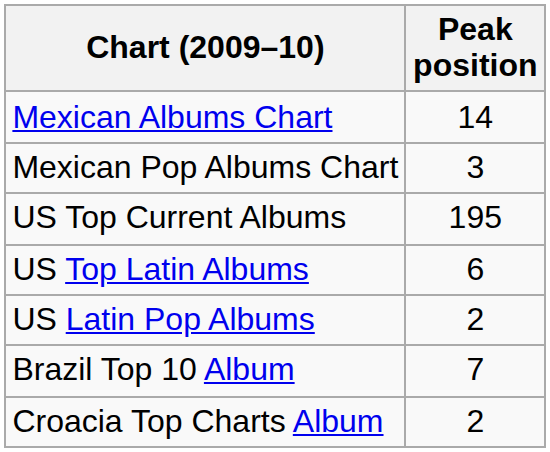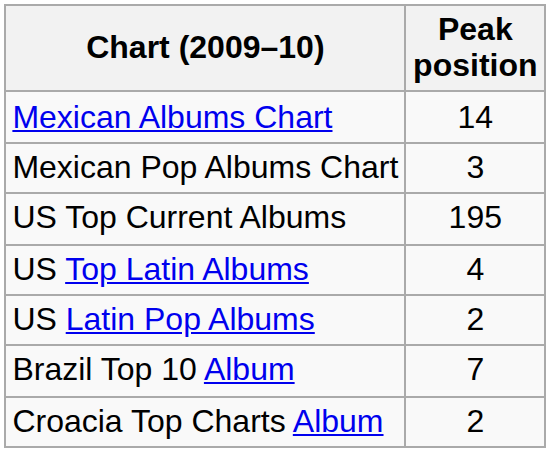(475, 268) 6 -> (475, 268) 4
